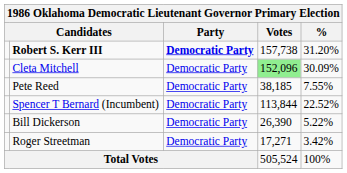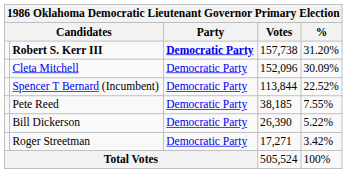(279, 68) lightgreen background -> (279, 68) no background
rows swapped: (86, 104) <-> (36, 86)
